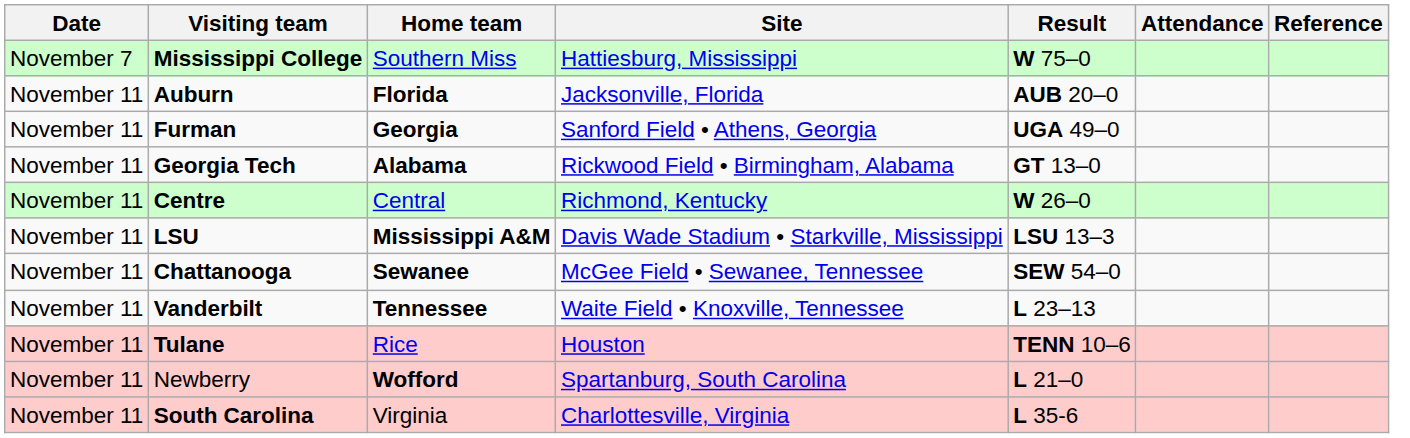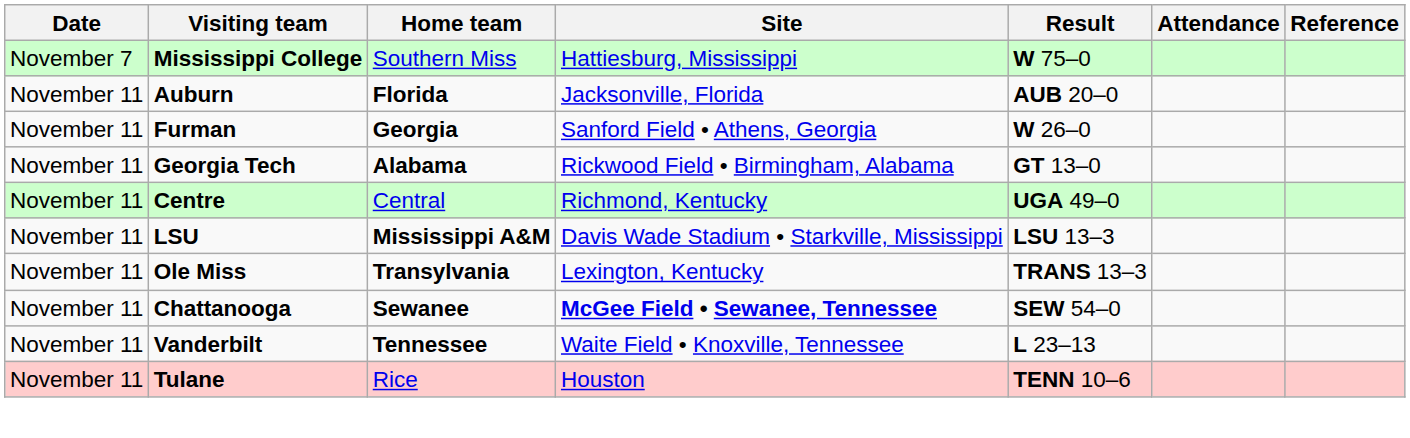(1066, 130) UGA 49–0 -> (1052, 130) W 26–0
(1052, 201) W 26–0 -> (1066, 201) UGA 49–0
+ row: (200, 272)
(742, 272) normal -> (749, 308) bold
- row: (202, 379)
- row: (234, 414)
